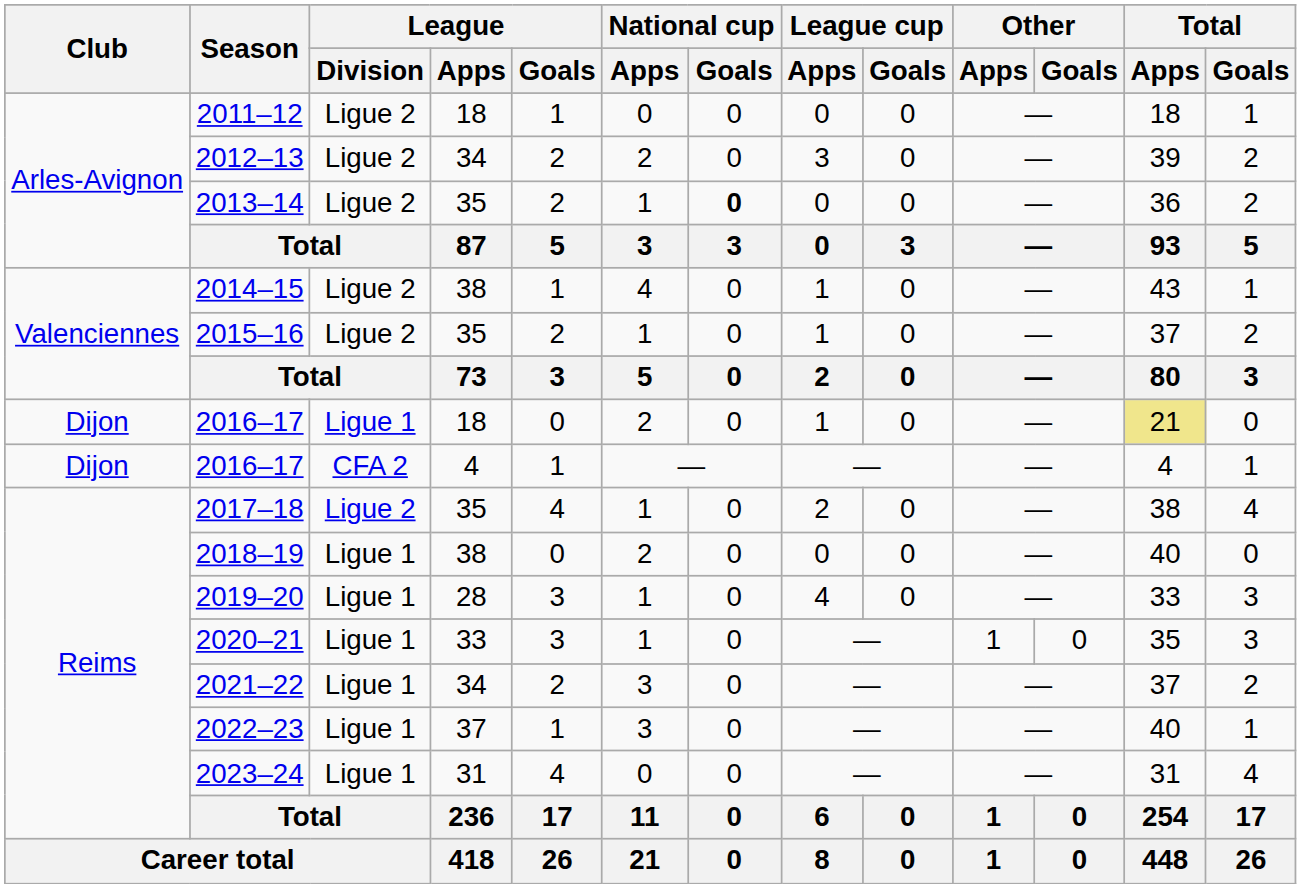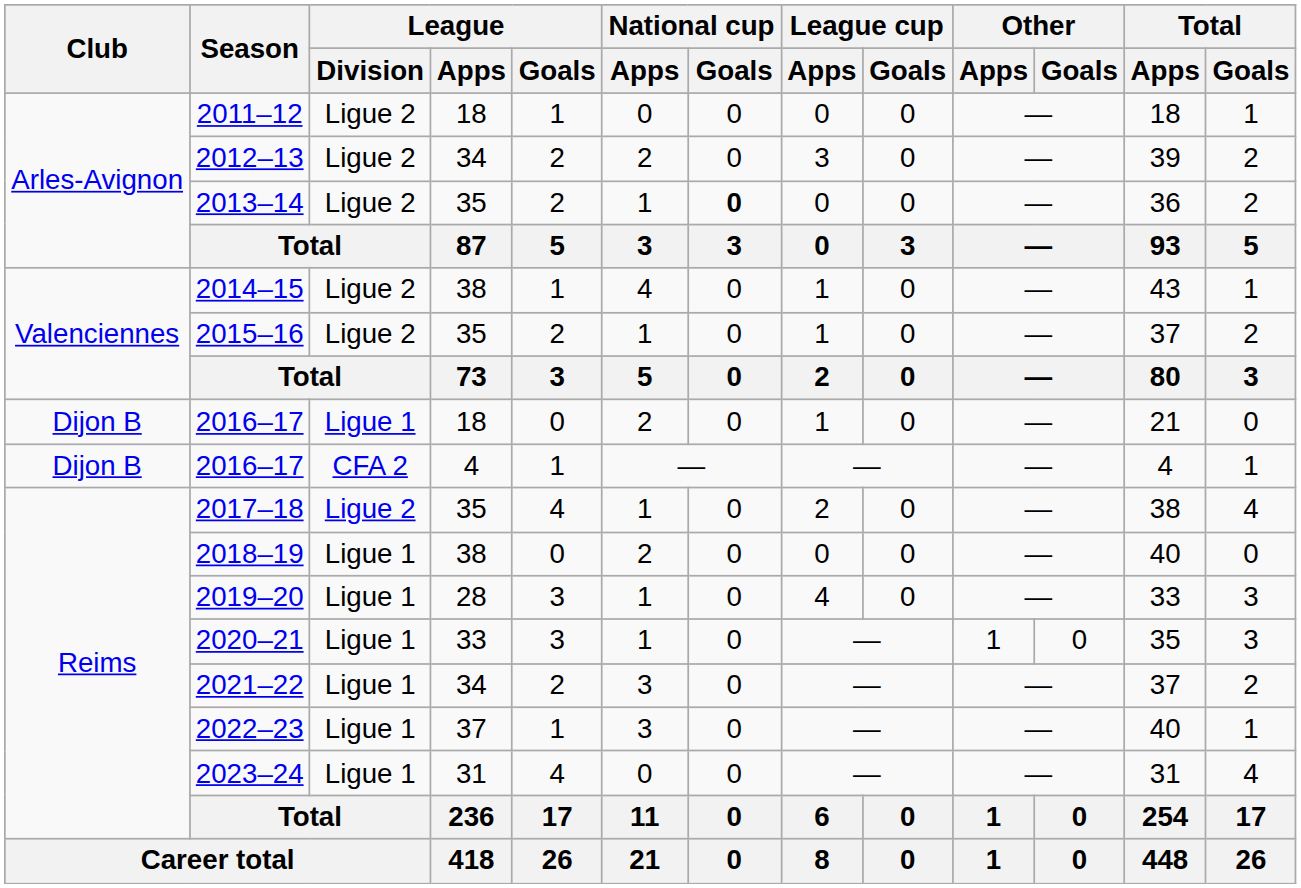(97, 421) Dijon -> (97, 421) Dijon B
(1165, 421) khaki background -> (1165, 421) no background
(97, 465) Dijon -> (97, 465) Dijon B
